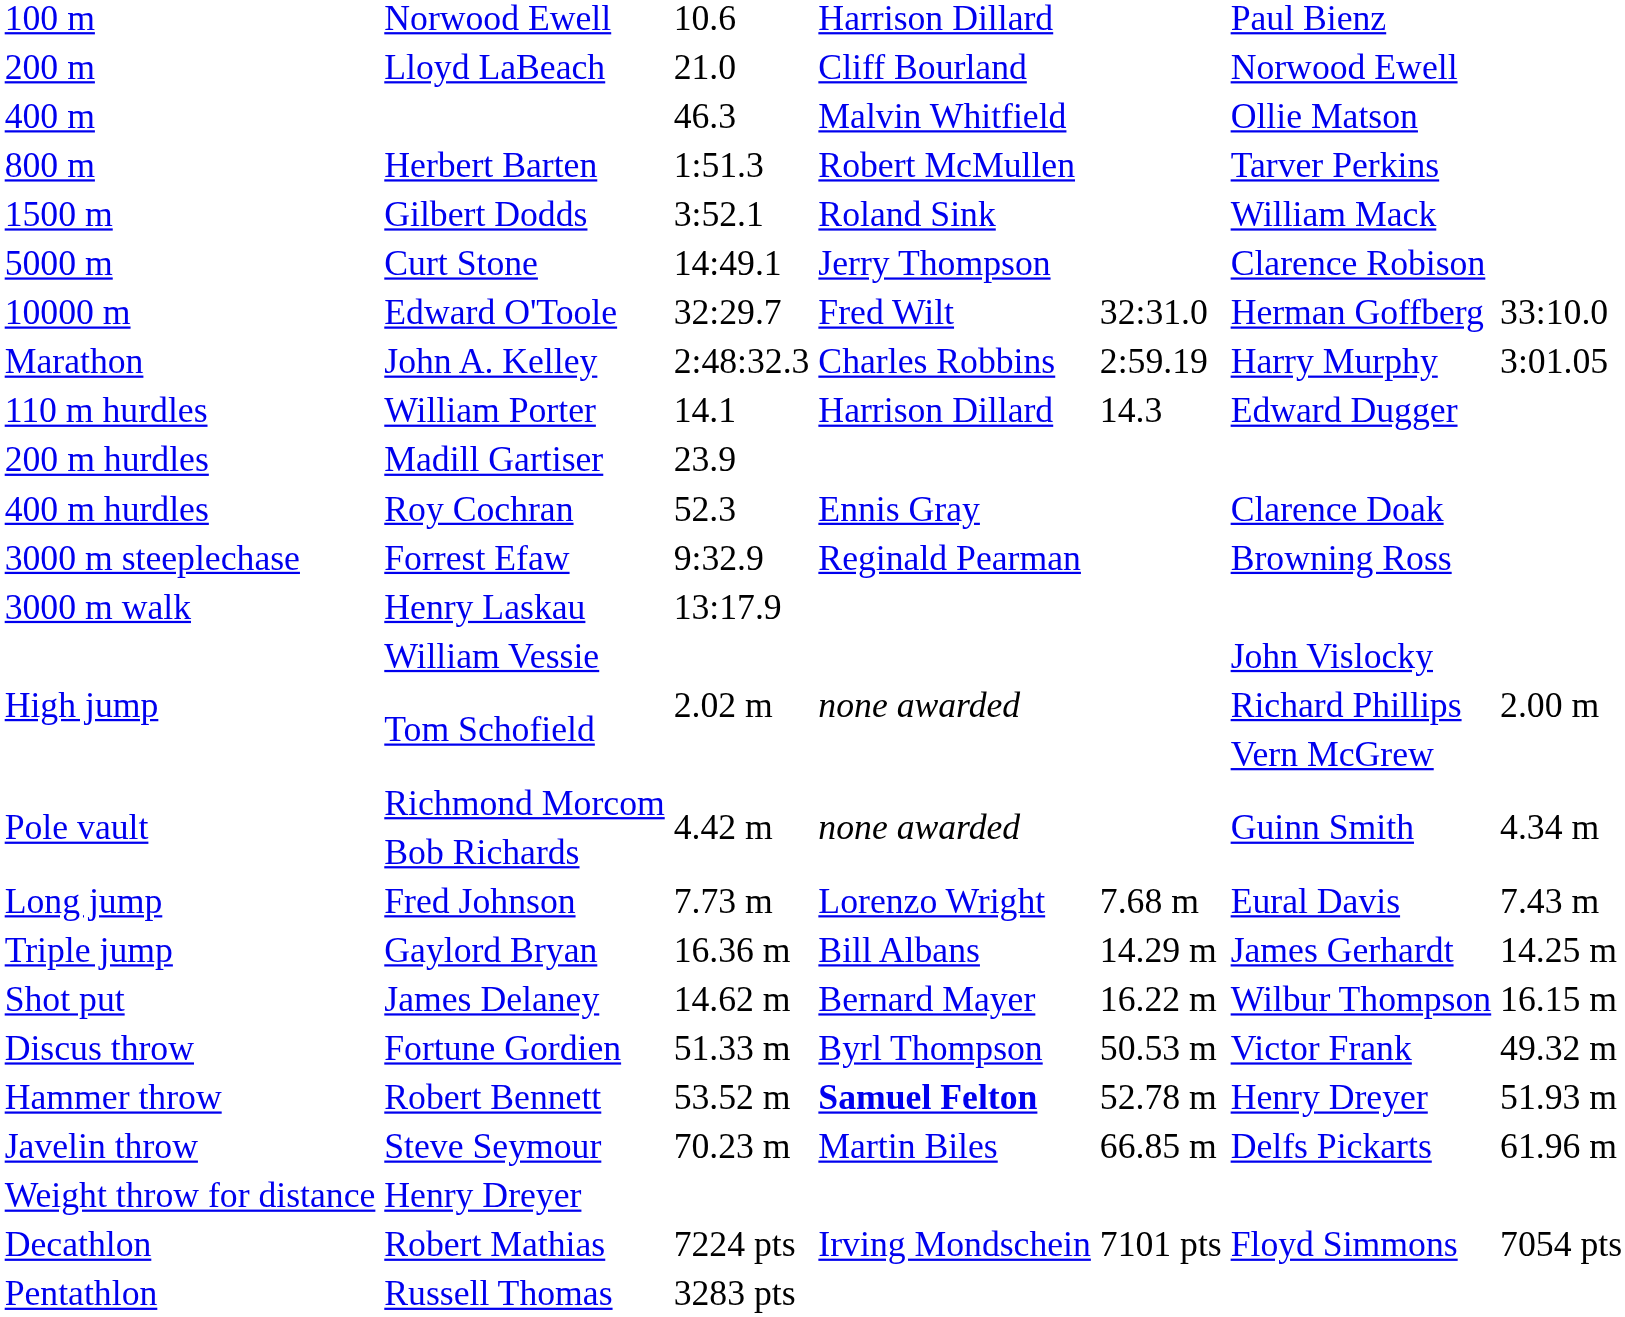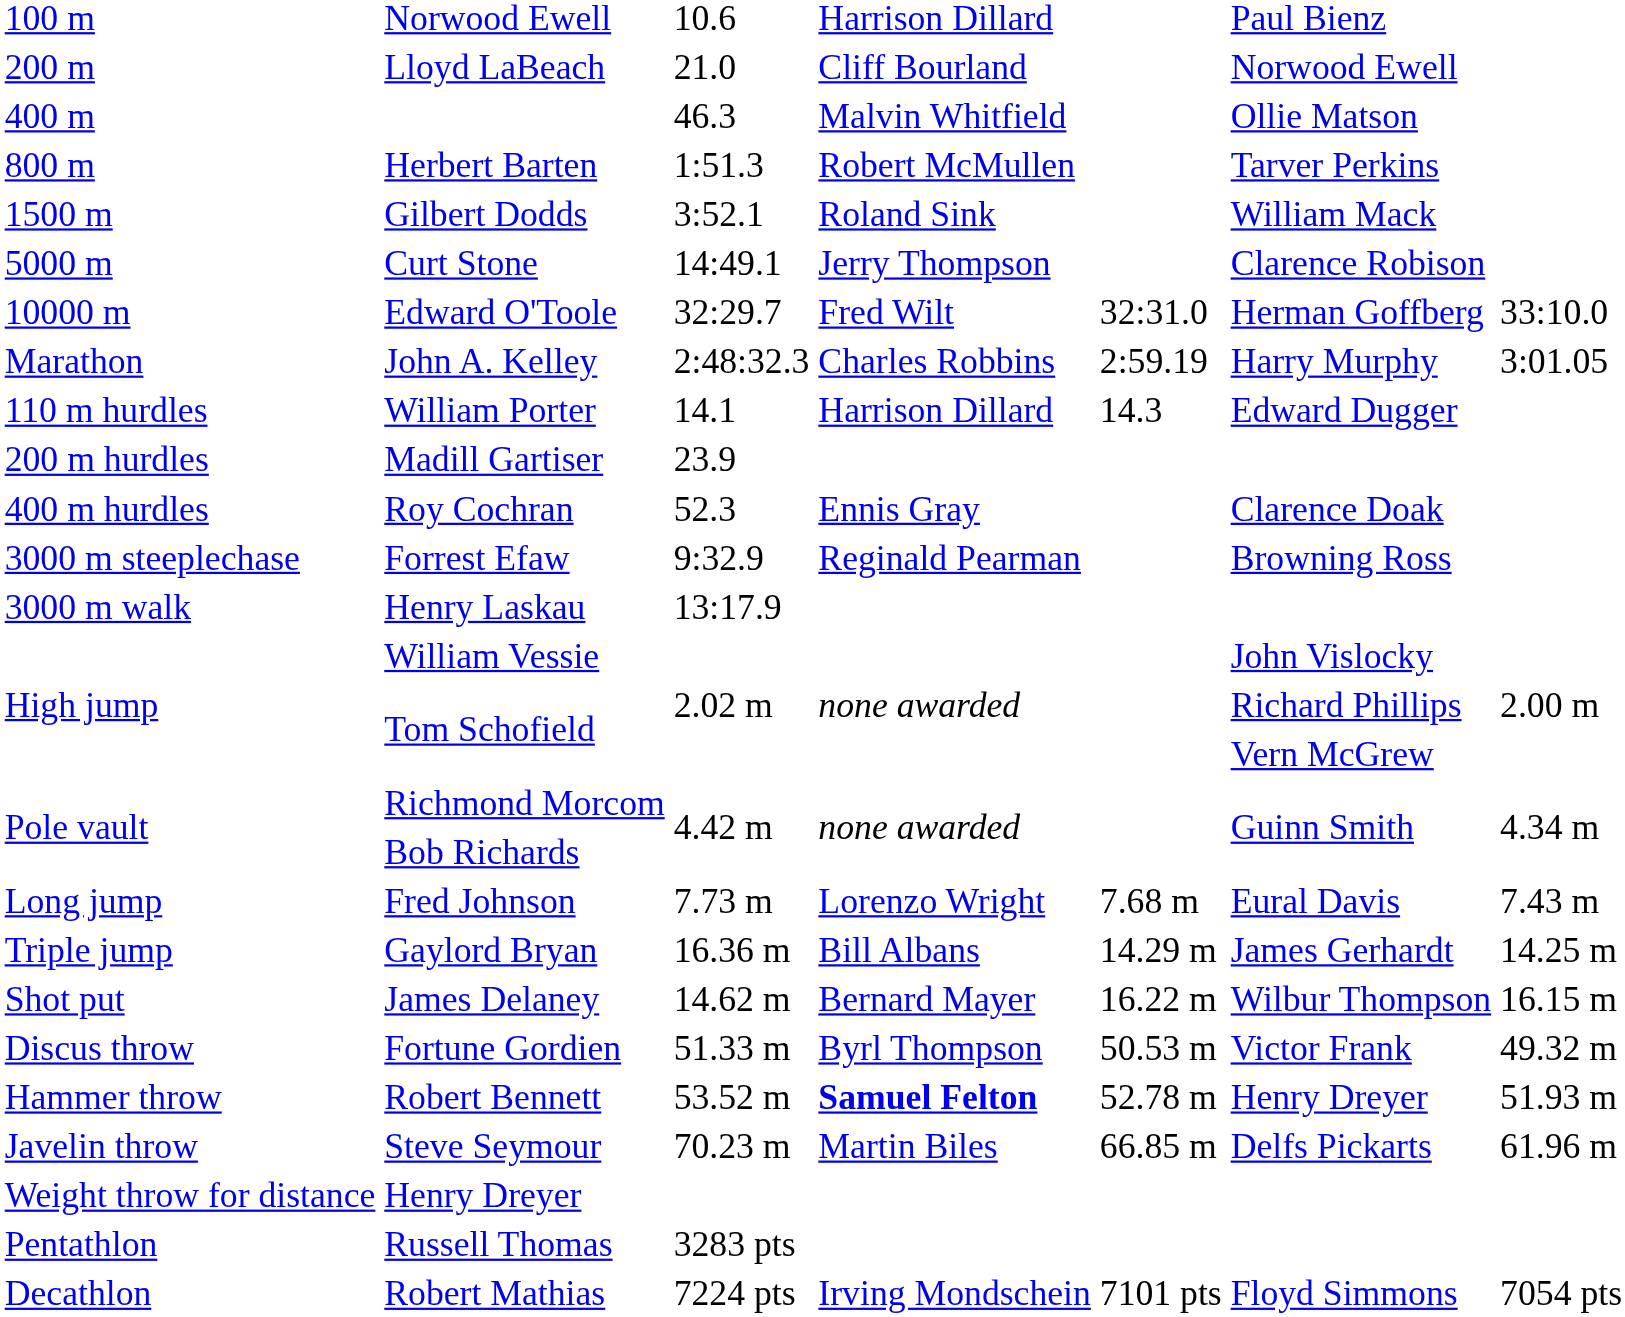rows swapped: (81, 1293) <-> (78, 1244)
